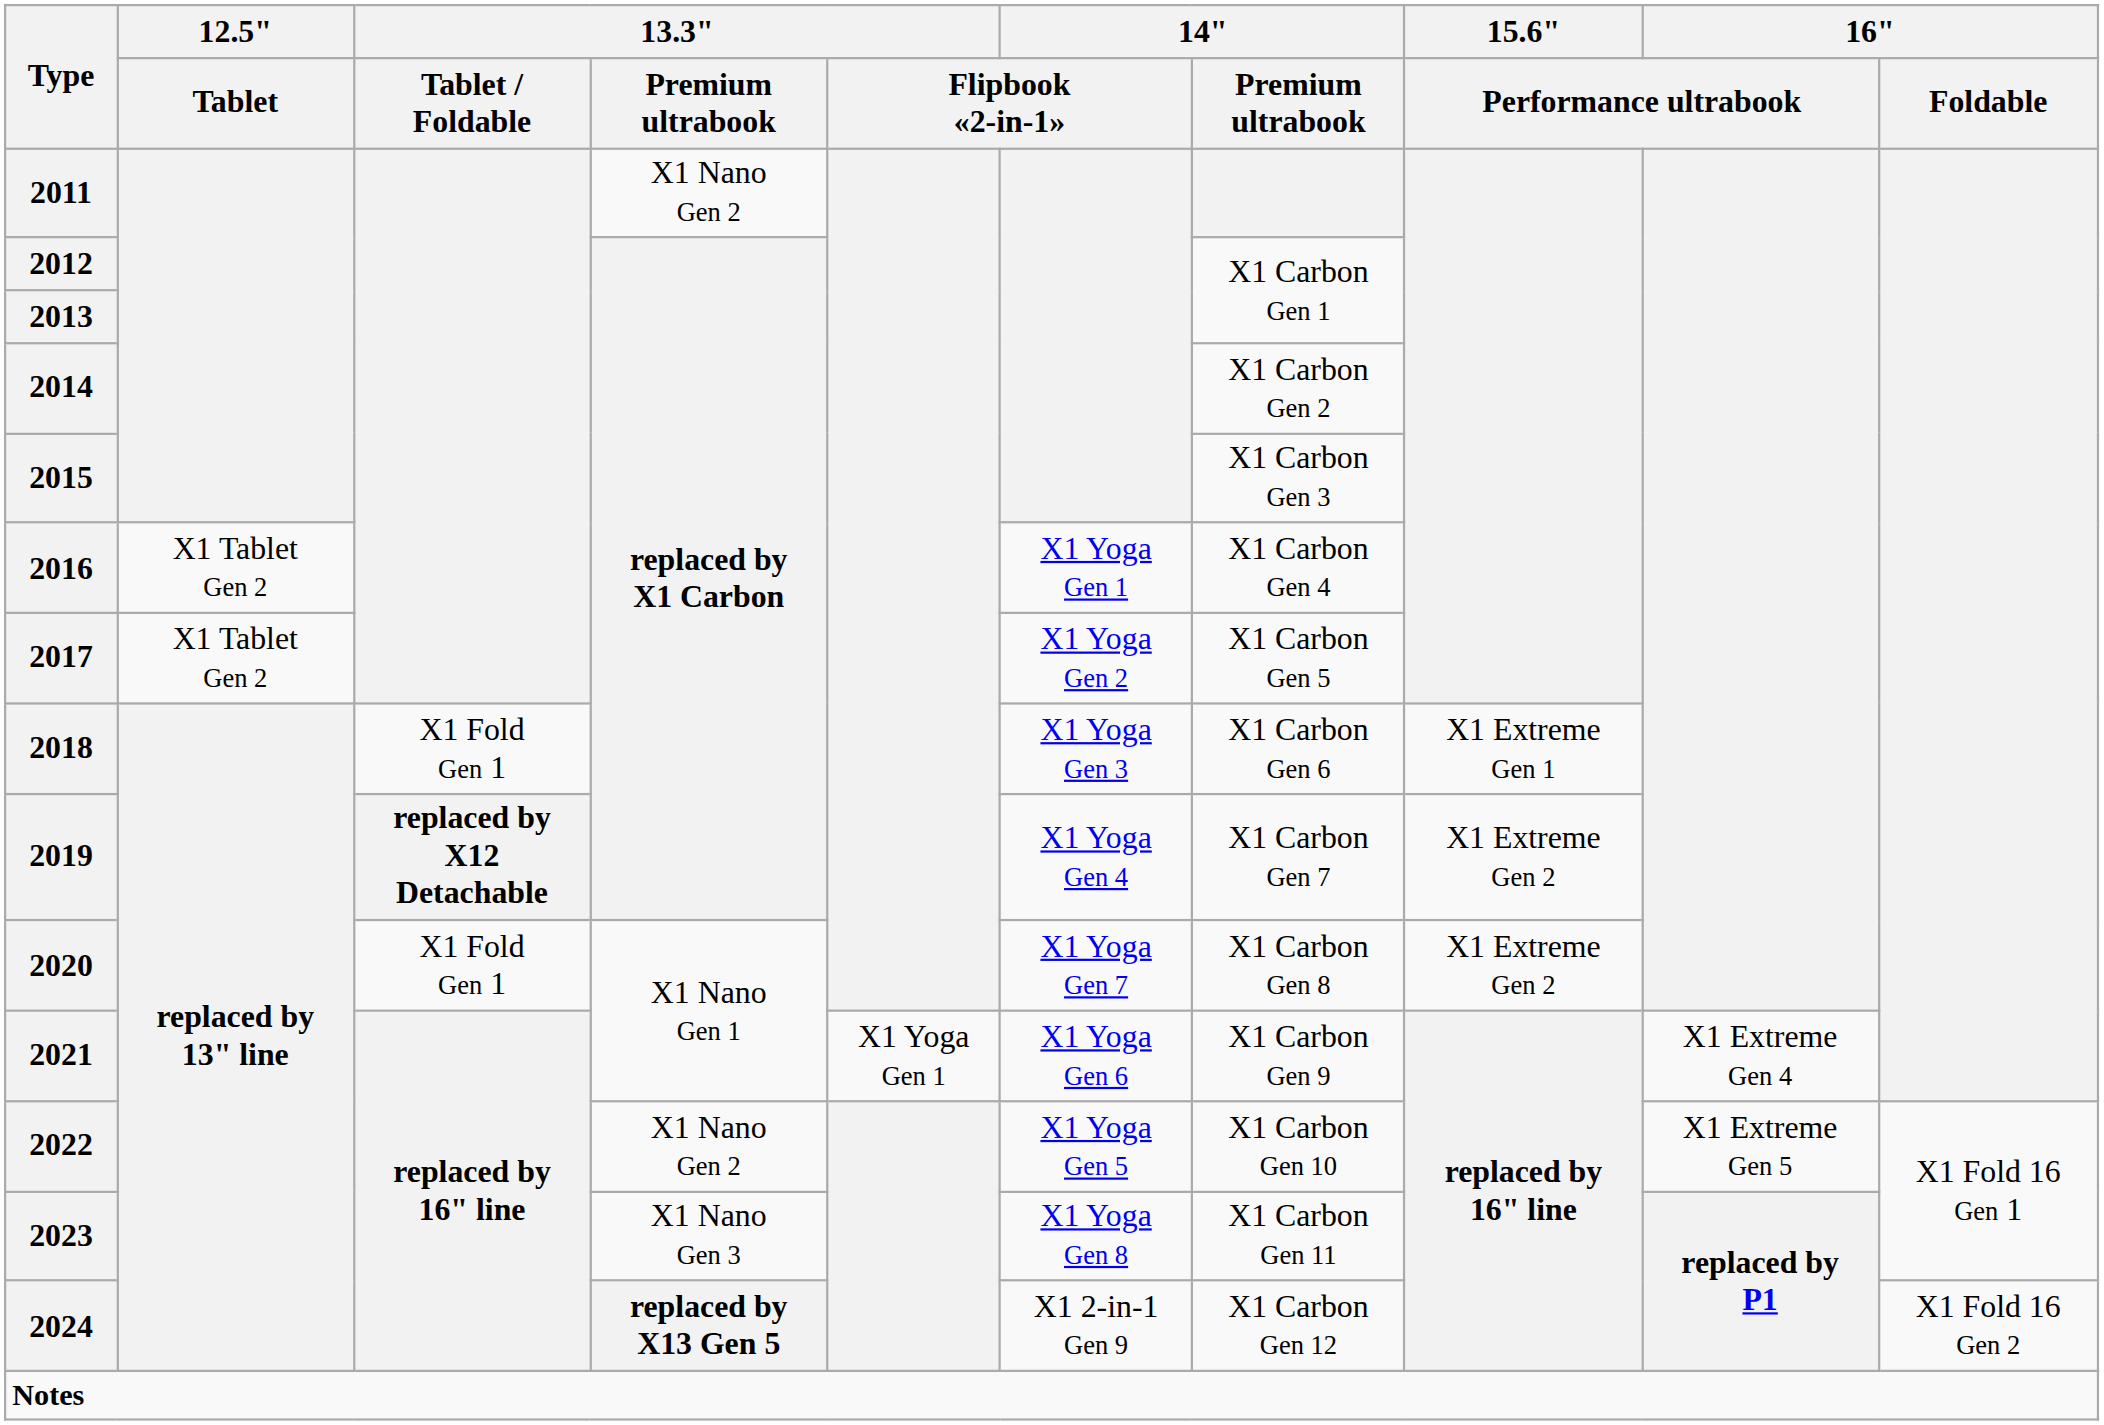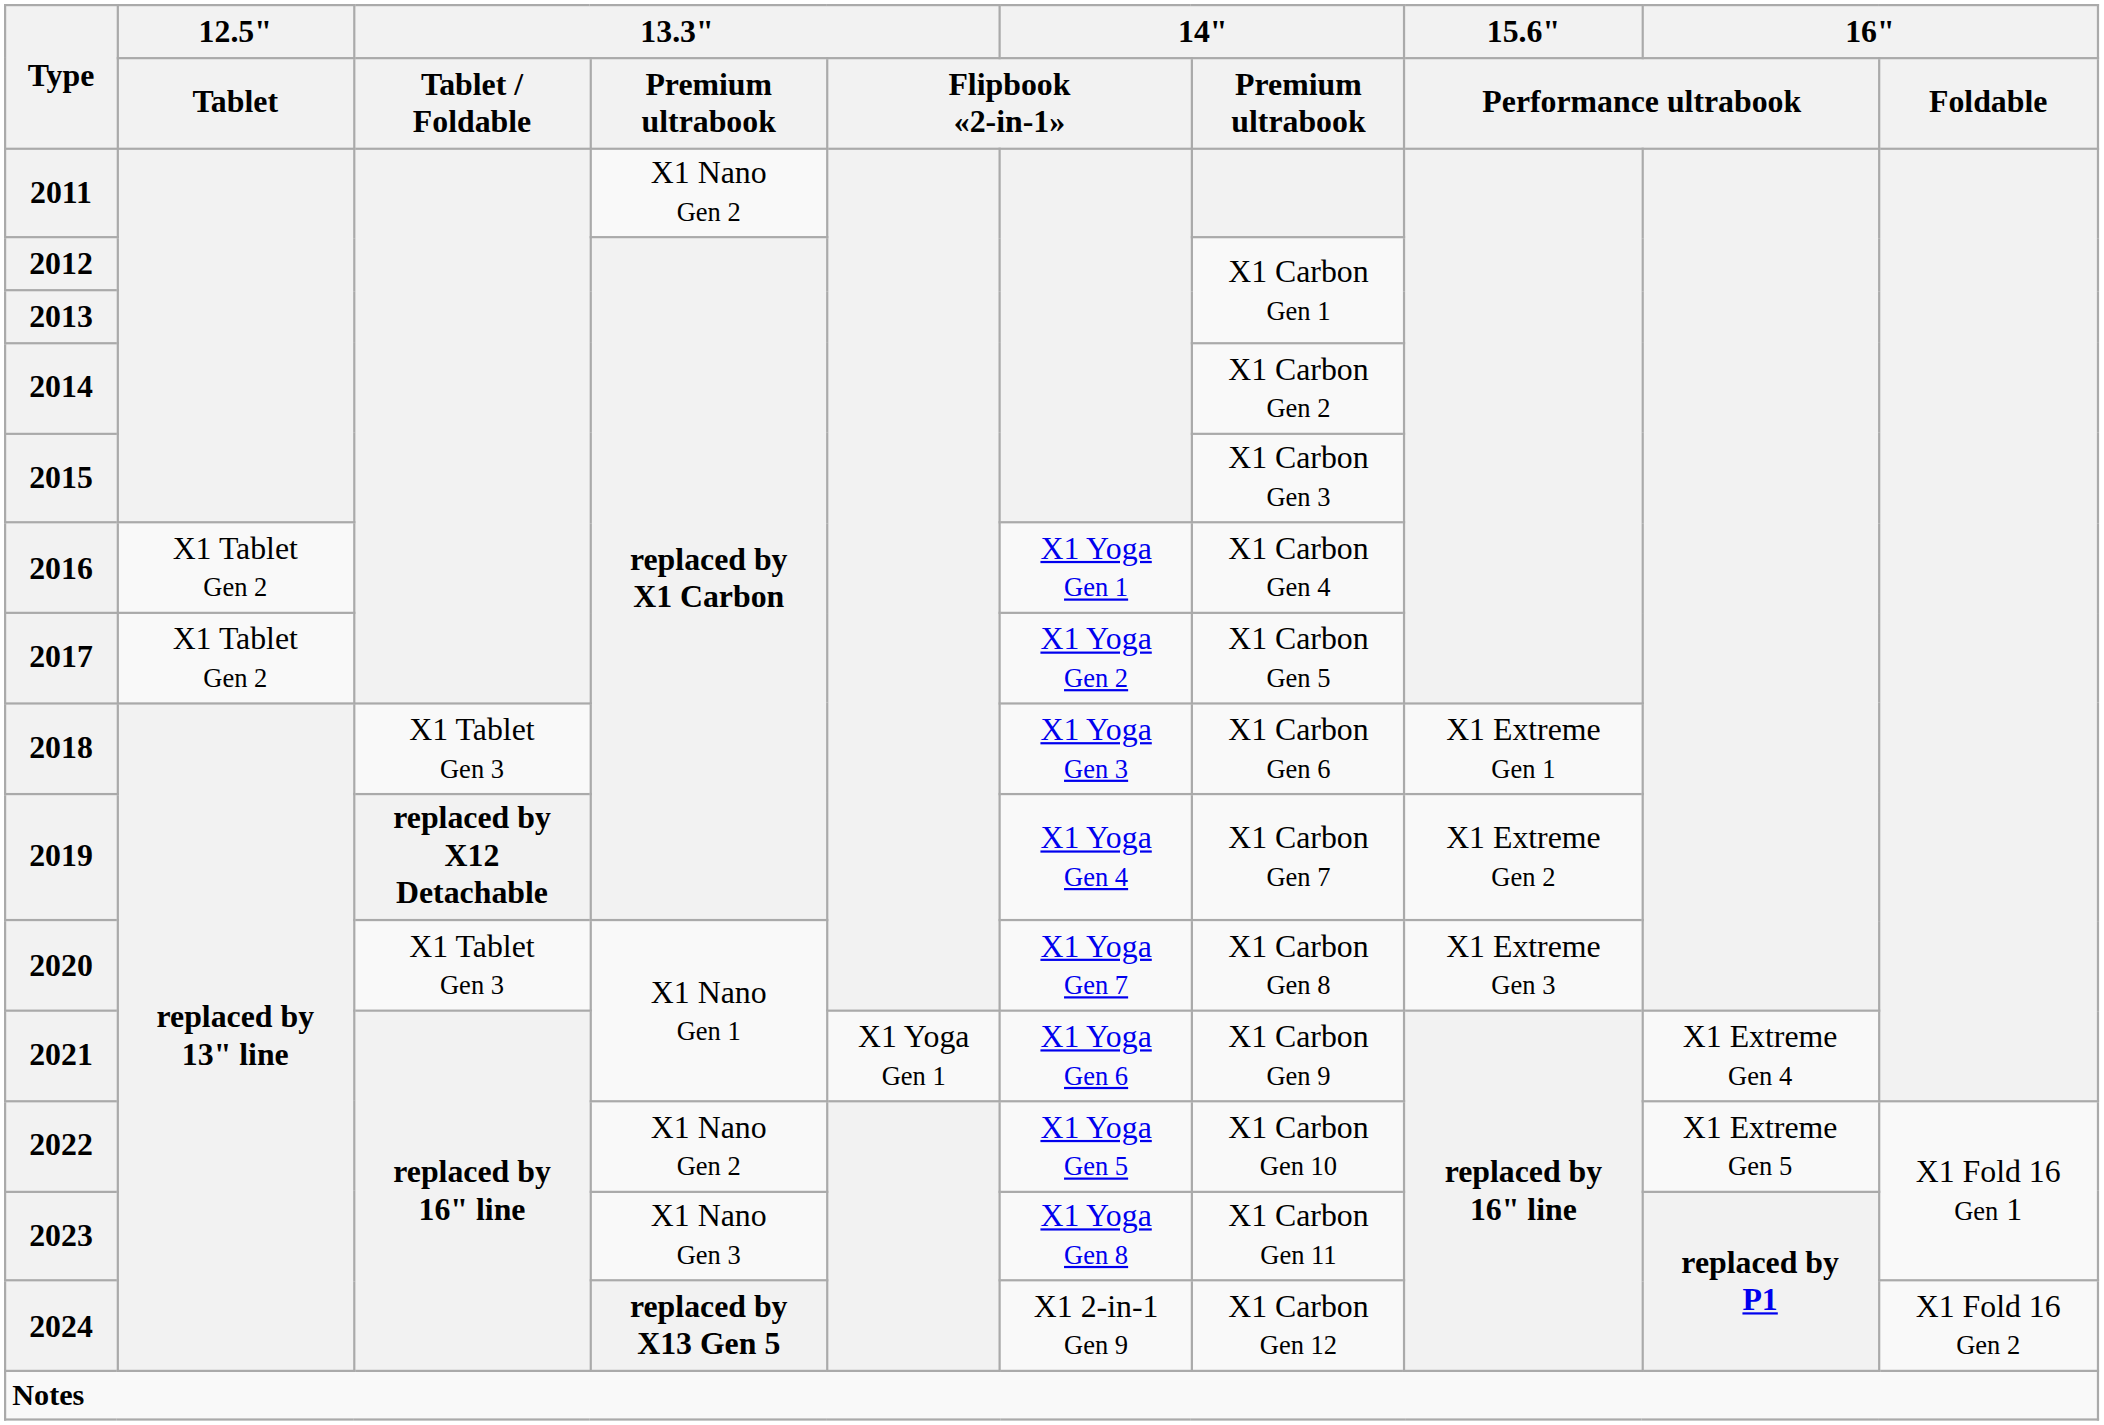(472, 747) X1 Fold Gen 1 -> (472, 747) X1 Tablet Gen 3
(472, 965) X1 Fold Gen 1 -> (472, 965) X1 Tablet Gen 3
(1523, 965) X1 Extreme Gen 2 -> (1523, 965) X1 Extreme Gen 3
